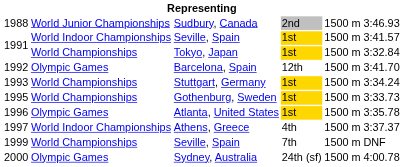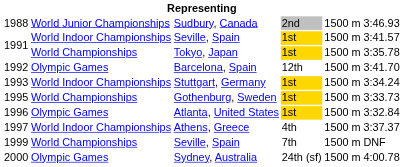(382, 53) 3:32.84 -> (382, 53) 3:35.78
(84, 83) World Championships -> (101, 83) World Indoor Championships
(382, 113) 3:35.78 -> (382, 113) 3:32.84
